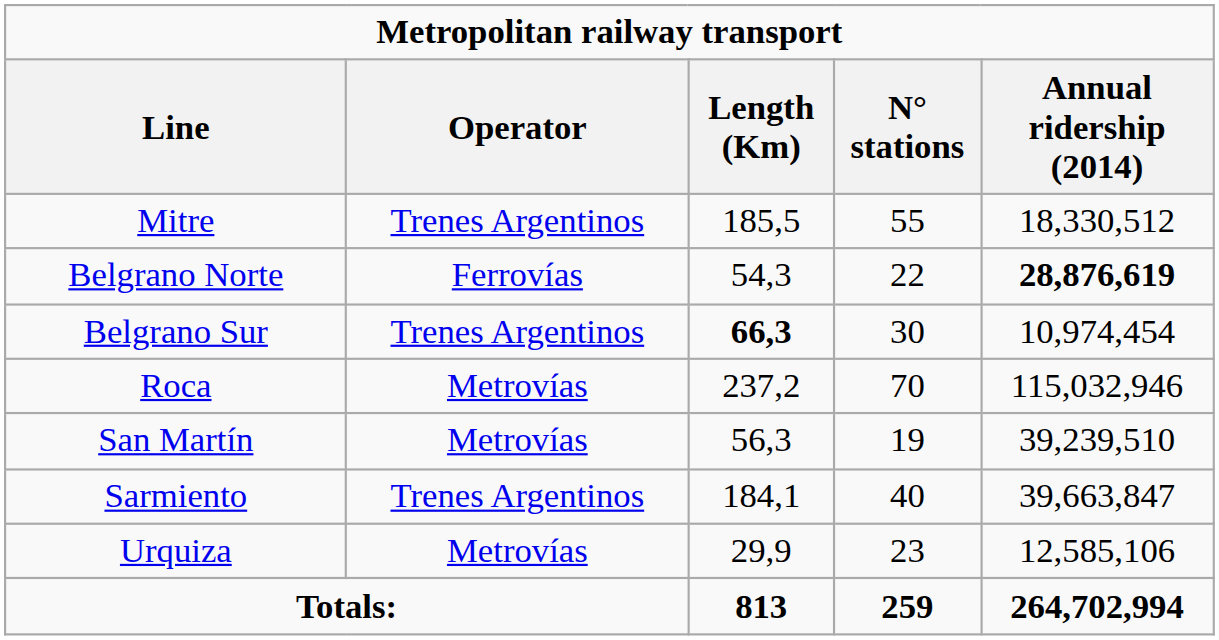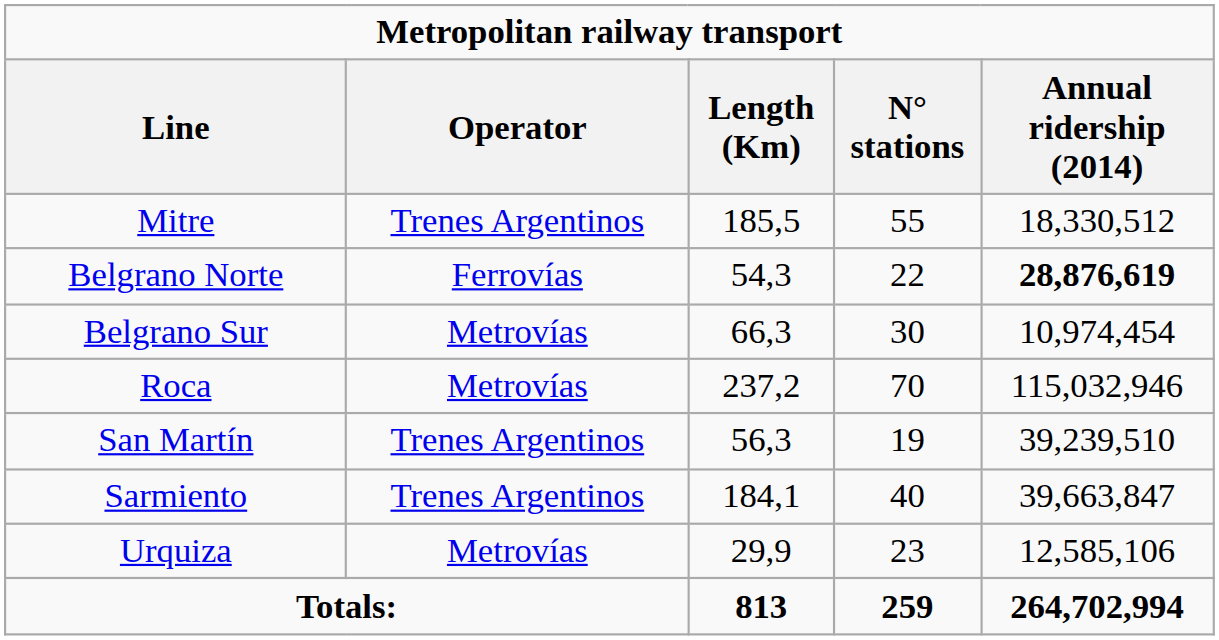(517, 330) Trenes Argentinos -> (517, 330) Metrovías
(761, 330) bold -> (761, 330) normal
(517, 440) Metrovías -> (517, 440) Trenes Argentinos
